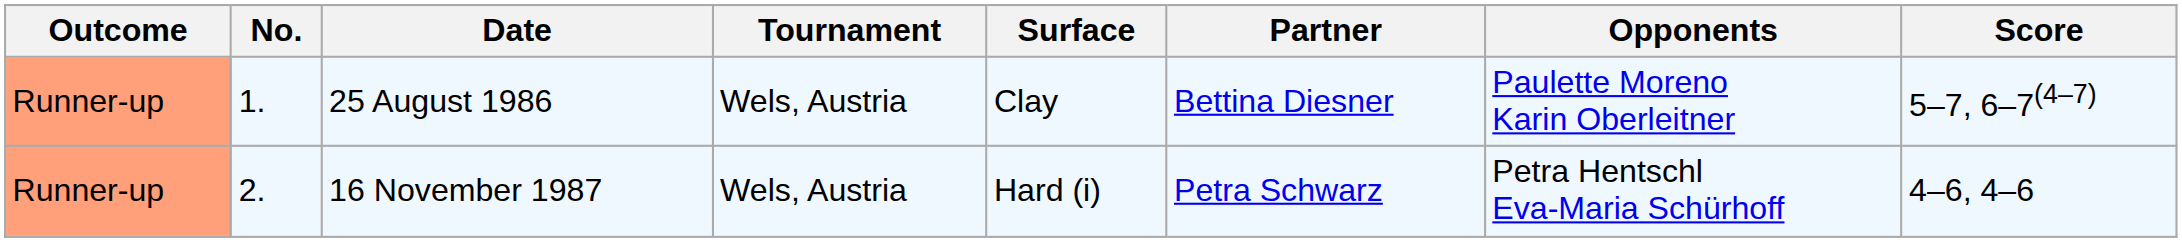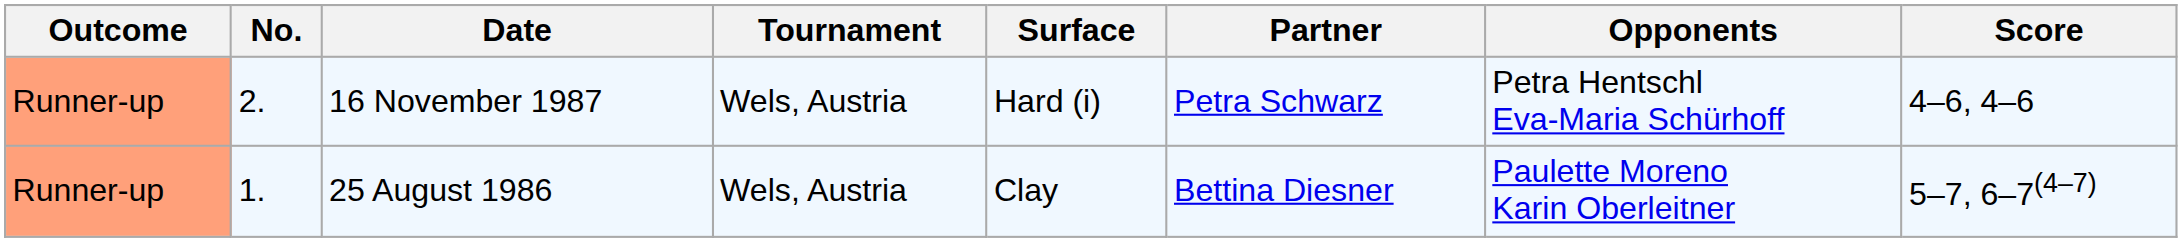rows swapped: (441, 100) <-> (466, 190)
